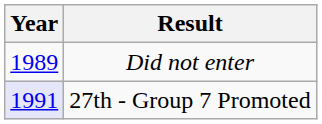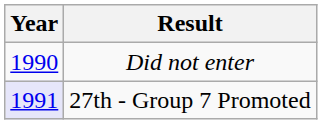(34, 61) 1989 -> (34, 61) 1990
